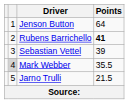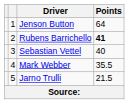(100, 51) 39 -> (100, 51) 40
(13, 65) lightgrey background -> (13, 65) no background
